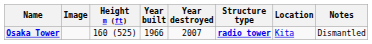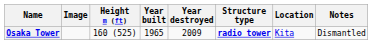(154, 33) 1966 -> (154, 33) 1965
(192, 33) 2007 -> (192, 33) 2009
